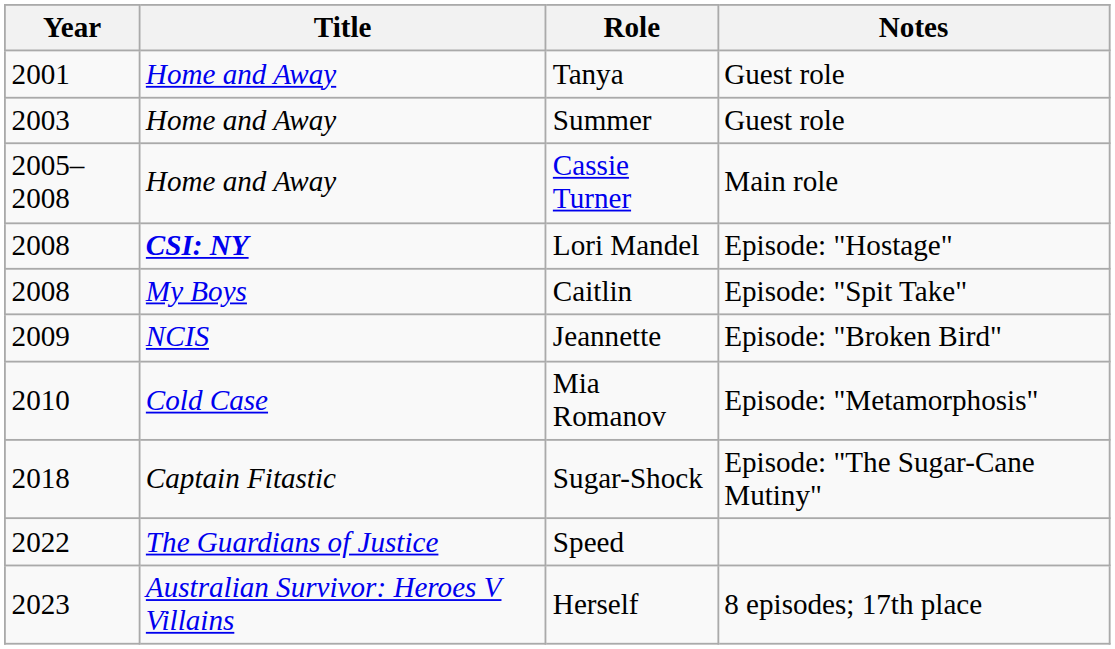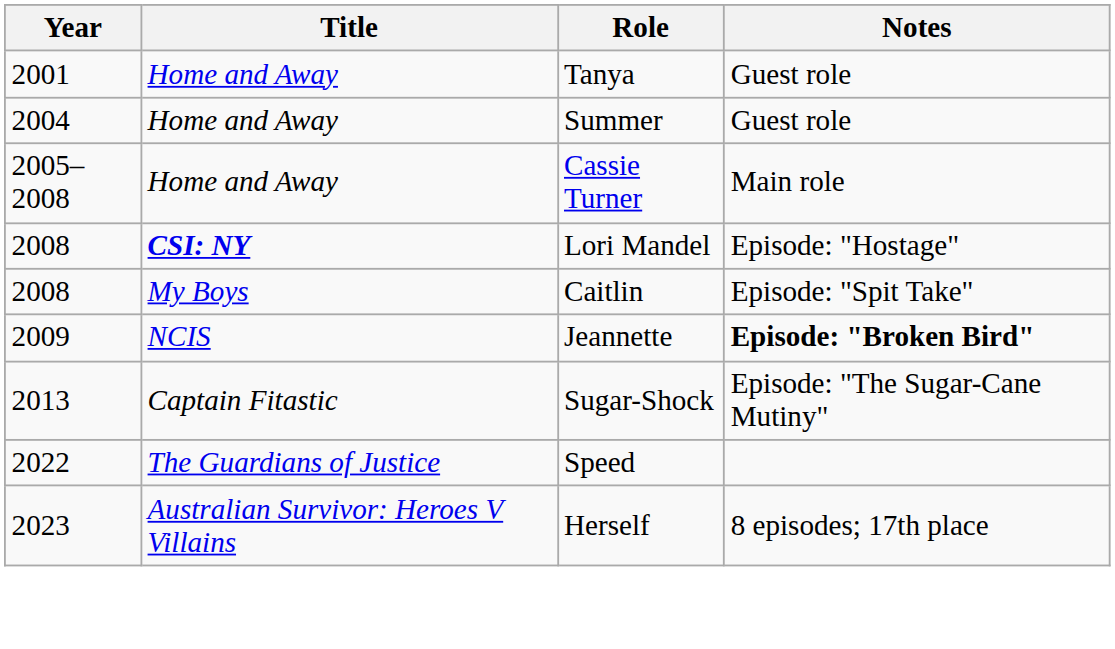(41, 119) 2003 -> (41, 119) 2004
(863, 337) normal -> (883, 337) bold
- row: (609, 400)
(41, 478) 2018 -> (41, 400) 2013
